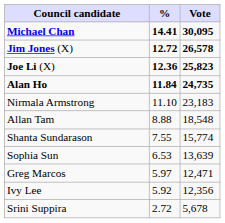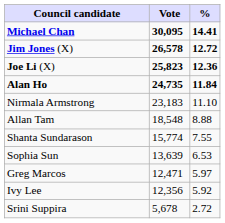columns swapped: (200, 13) <-> (165, 13)
